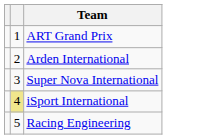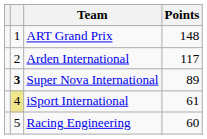+ column: (182, 14)
(17, 79) normal -> (17, 79) bold
